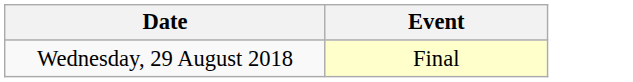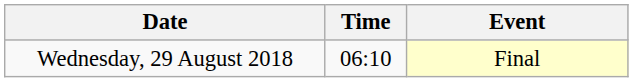+ column: (366, 22)
